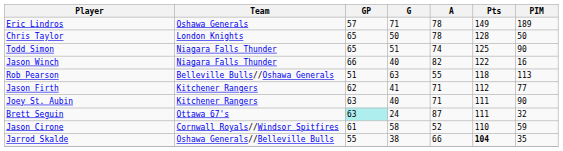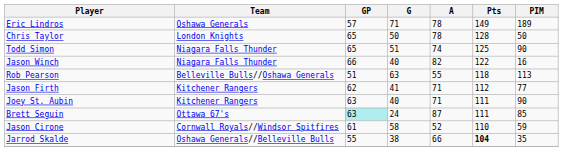(522, 114) 32 -> (522, 114) 85
